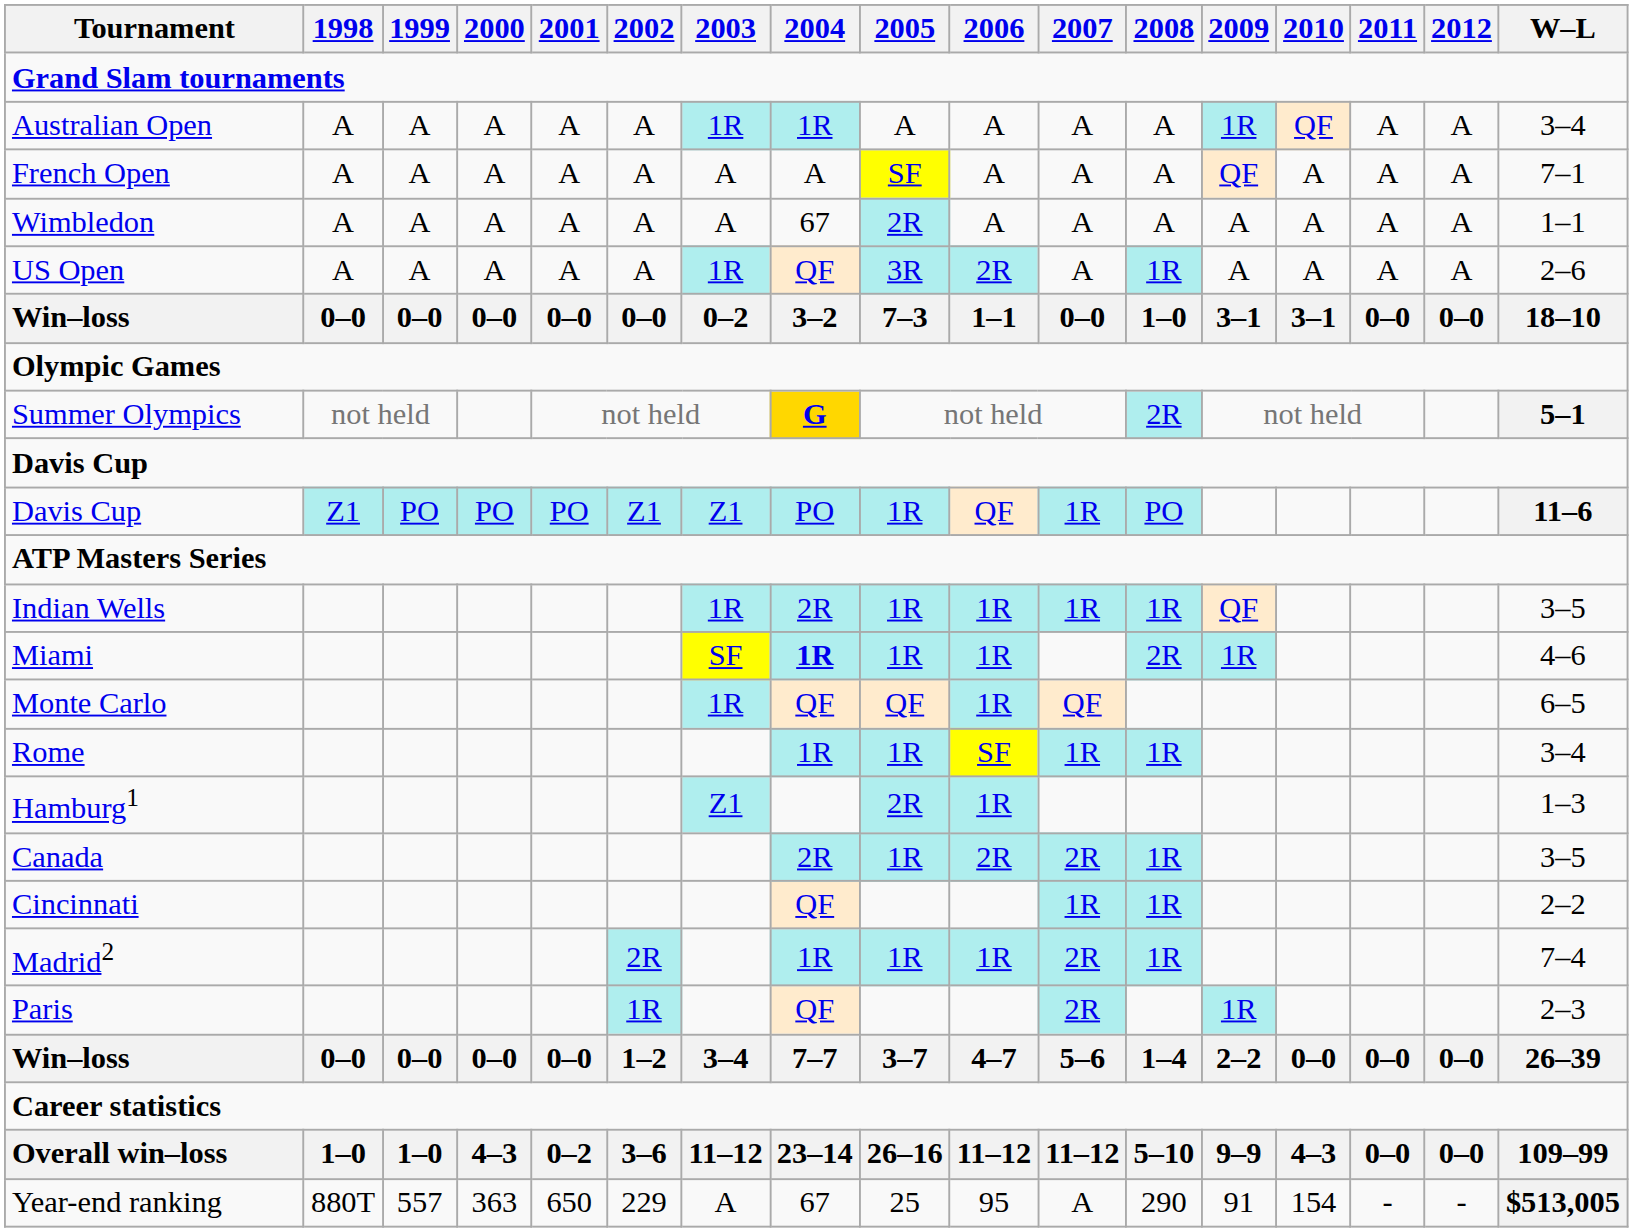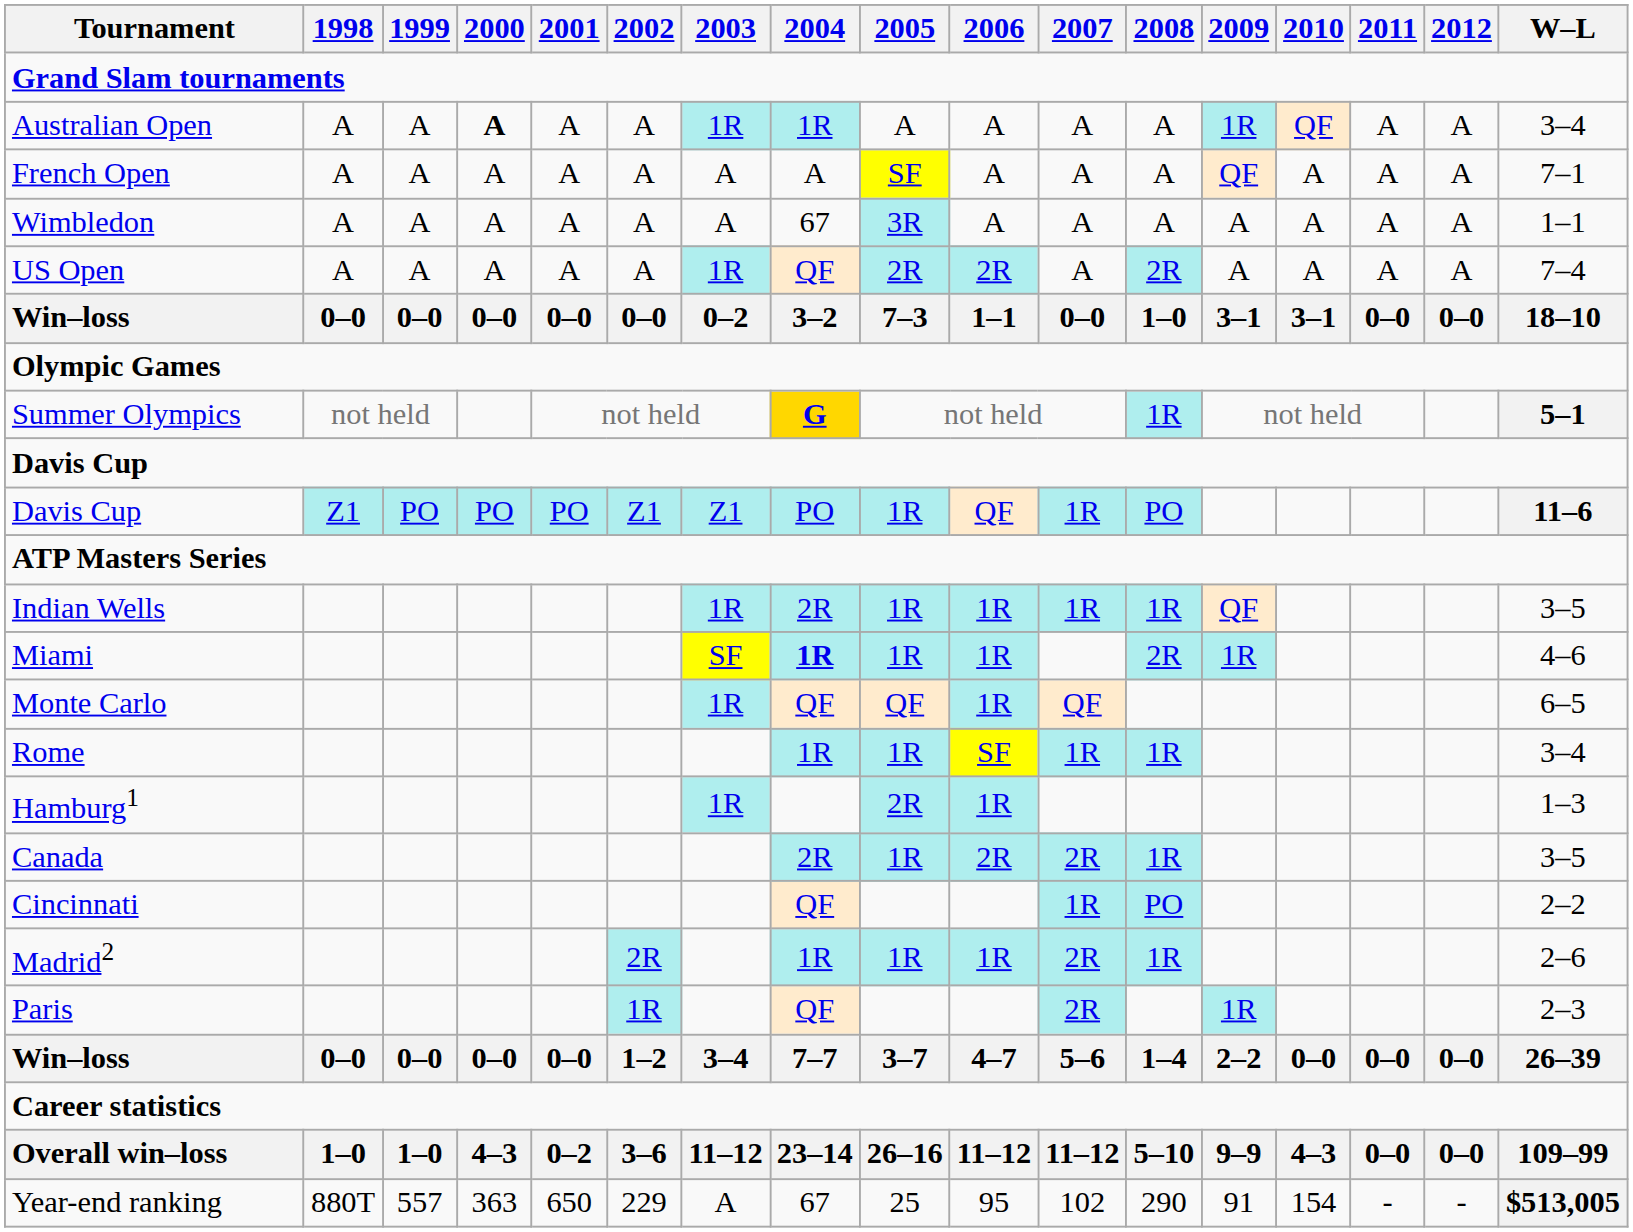(494, 125) normal -> (494, 125) bold
(905, 221) 2R -> (905, 221) 3R
(905, 269) 3R -> (905, 269) 2R
(1164, 269) 1R -> (1164, 269) 2R
(1563, 269) 2–6 -> (1563, 269) 7–4
(1164, 414) 2R -> (1164, 414) 1R
(726, 804) Z1 -> (726, 804) 1R
(1164, 904) 1R -> (1164, 904) PO
(1563, 956) 7–4 -> (1563, 956) 2–6
(1082, 1202) A -> (1082, 1202) 102
